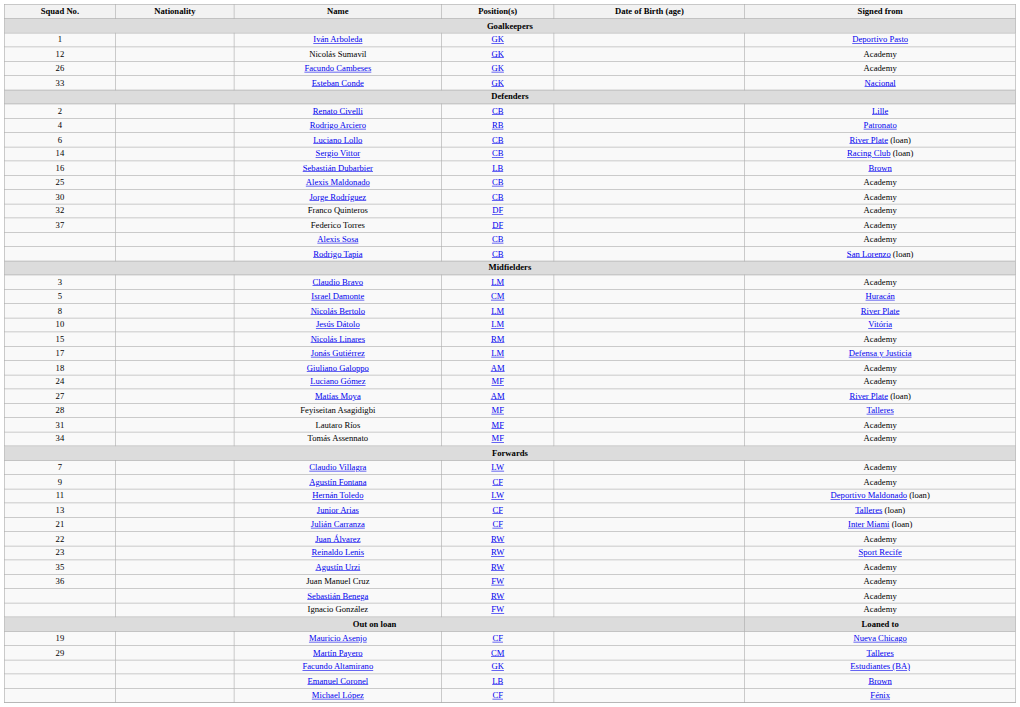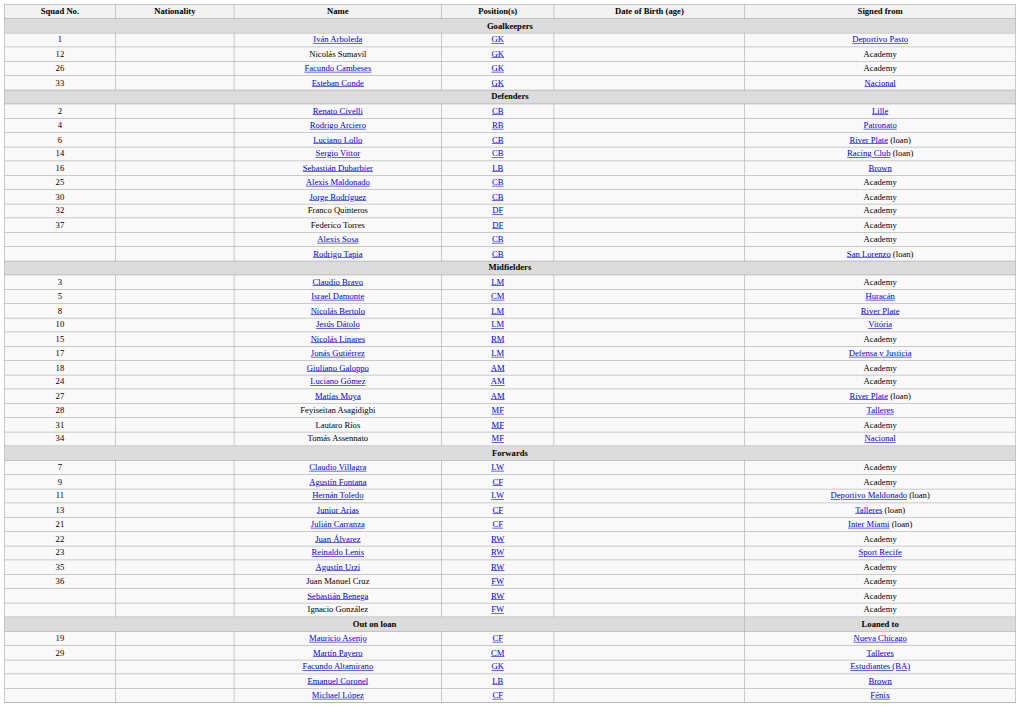(498, 382) MF -> (498, 382) AM
(880, 439) Academy -> (880, 439) Nacional
